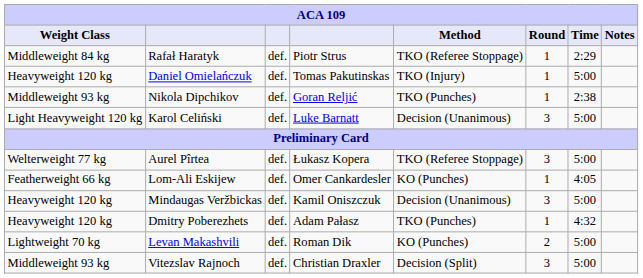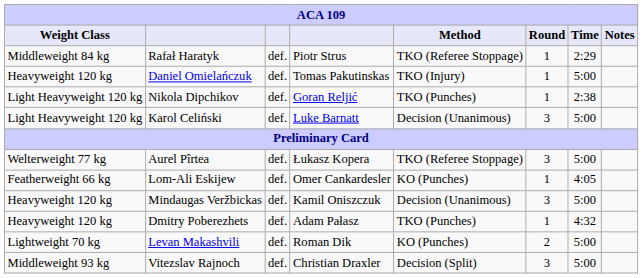(58, 97) Middleweight 93 kg -> (75, 97) Light Heavyweight 120 kg
